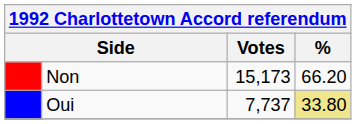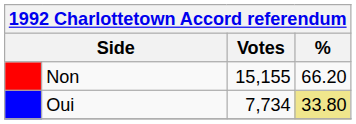(263, 76) 15,173 -> (263, 76) 15,155
(268, 105) 7,737 -> (268, 105) 7,734
